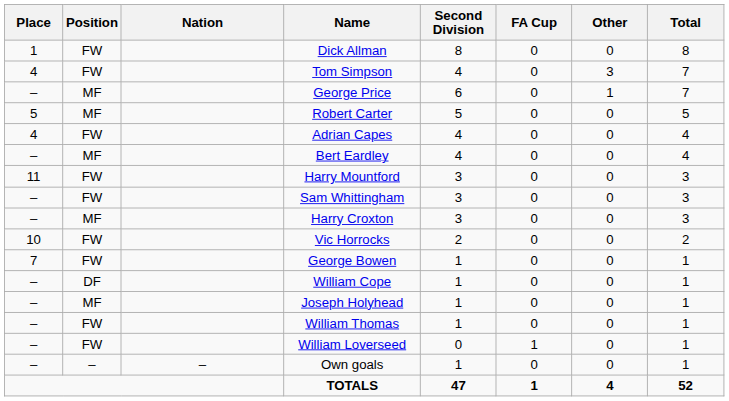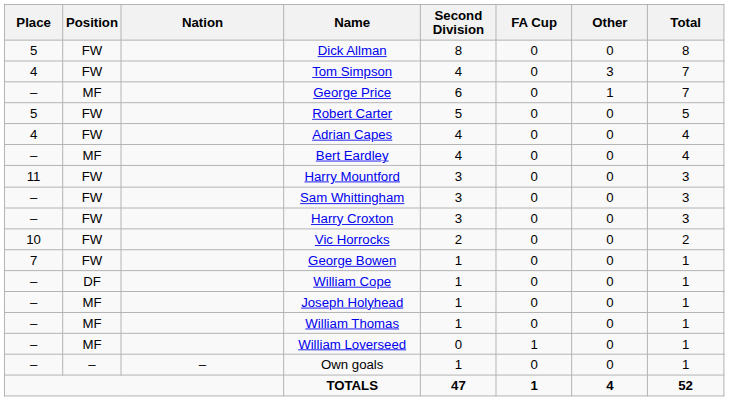(34, 51) 1 -> (34, 51) 5
(92, 114) MF -> (92, 114) FW
(92, 218) MF -> (92, 218) FW
(92, 323) FW -> (92, 323) MF
(92, 344) FW -> (92, 344) MF
